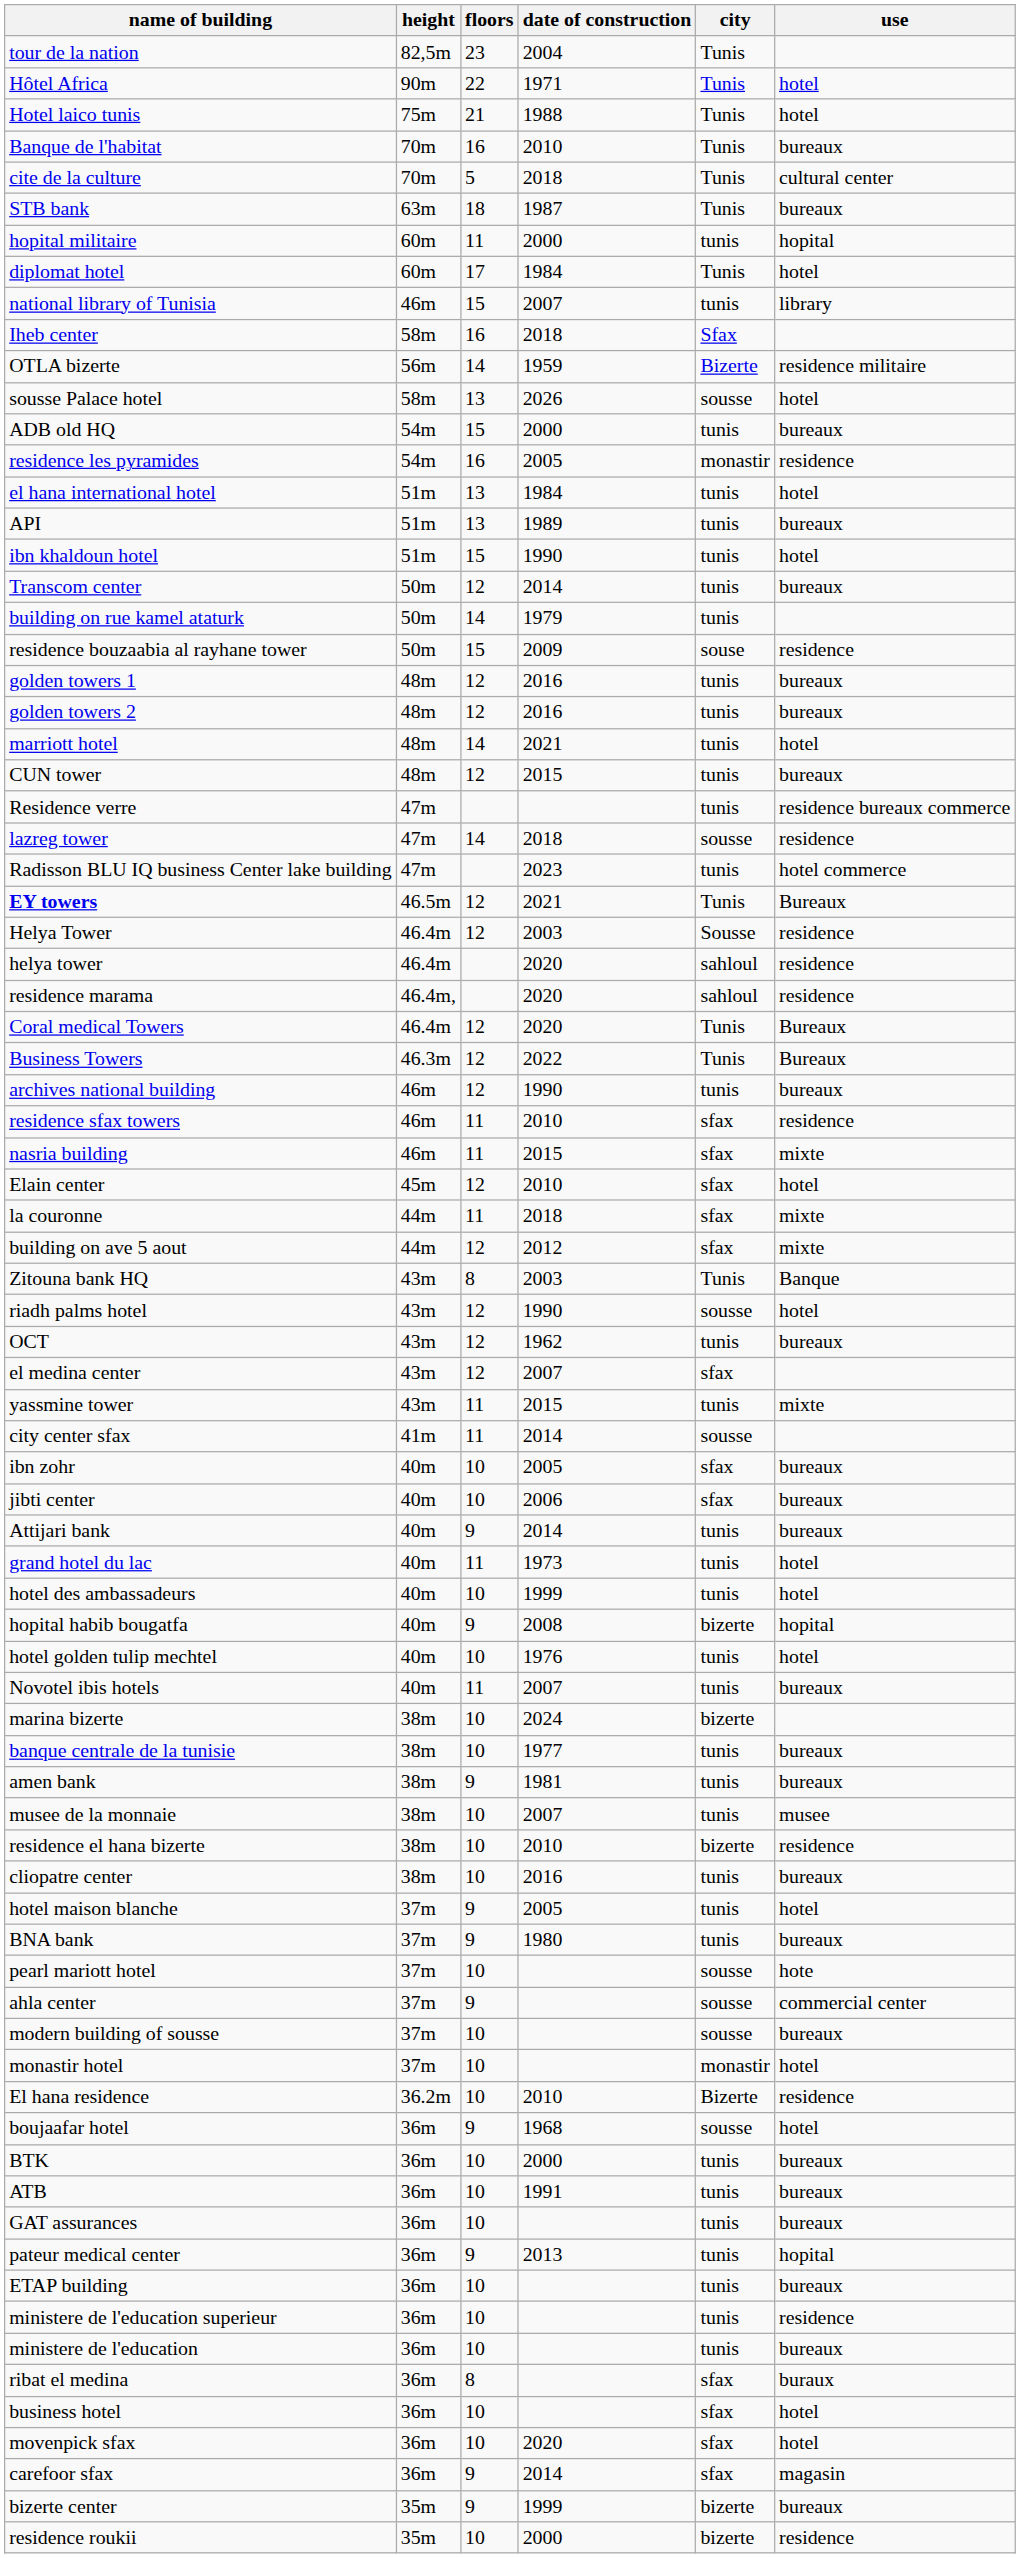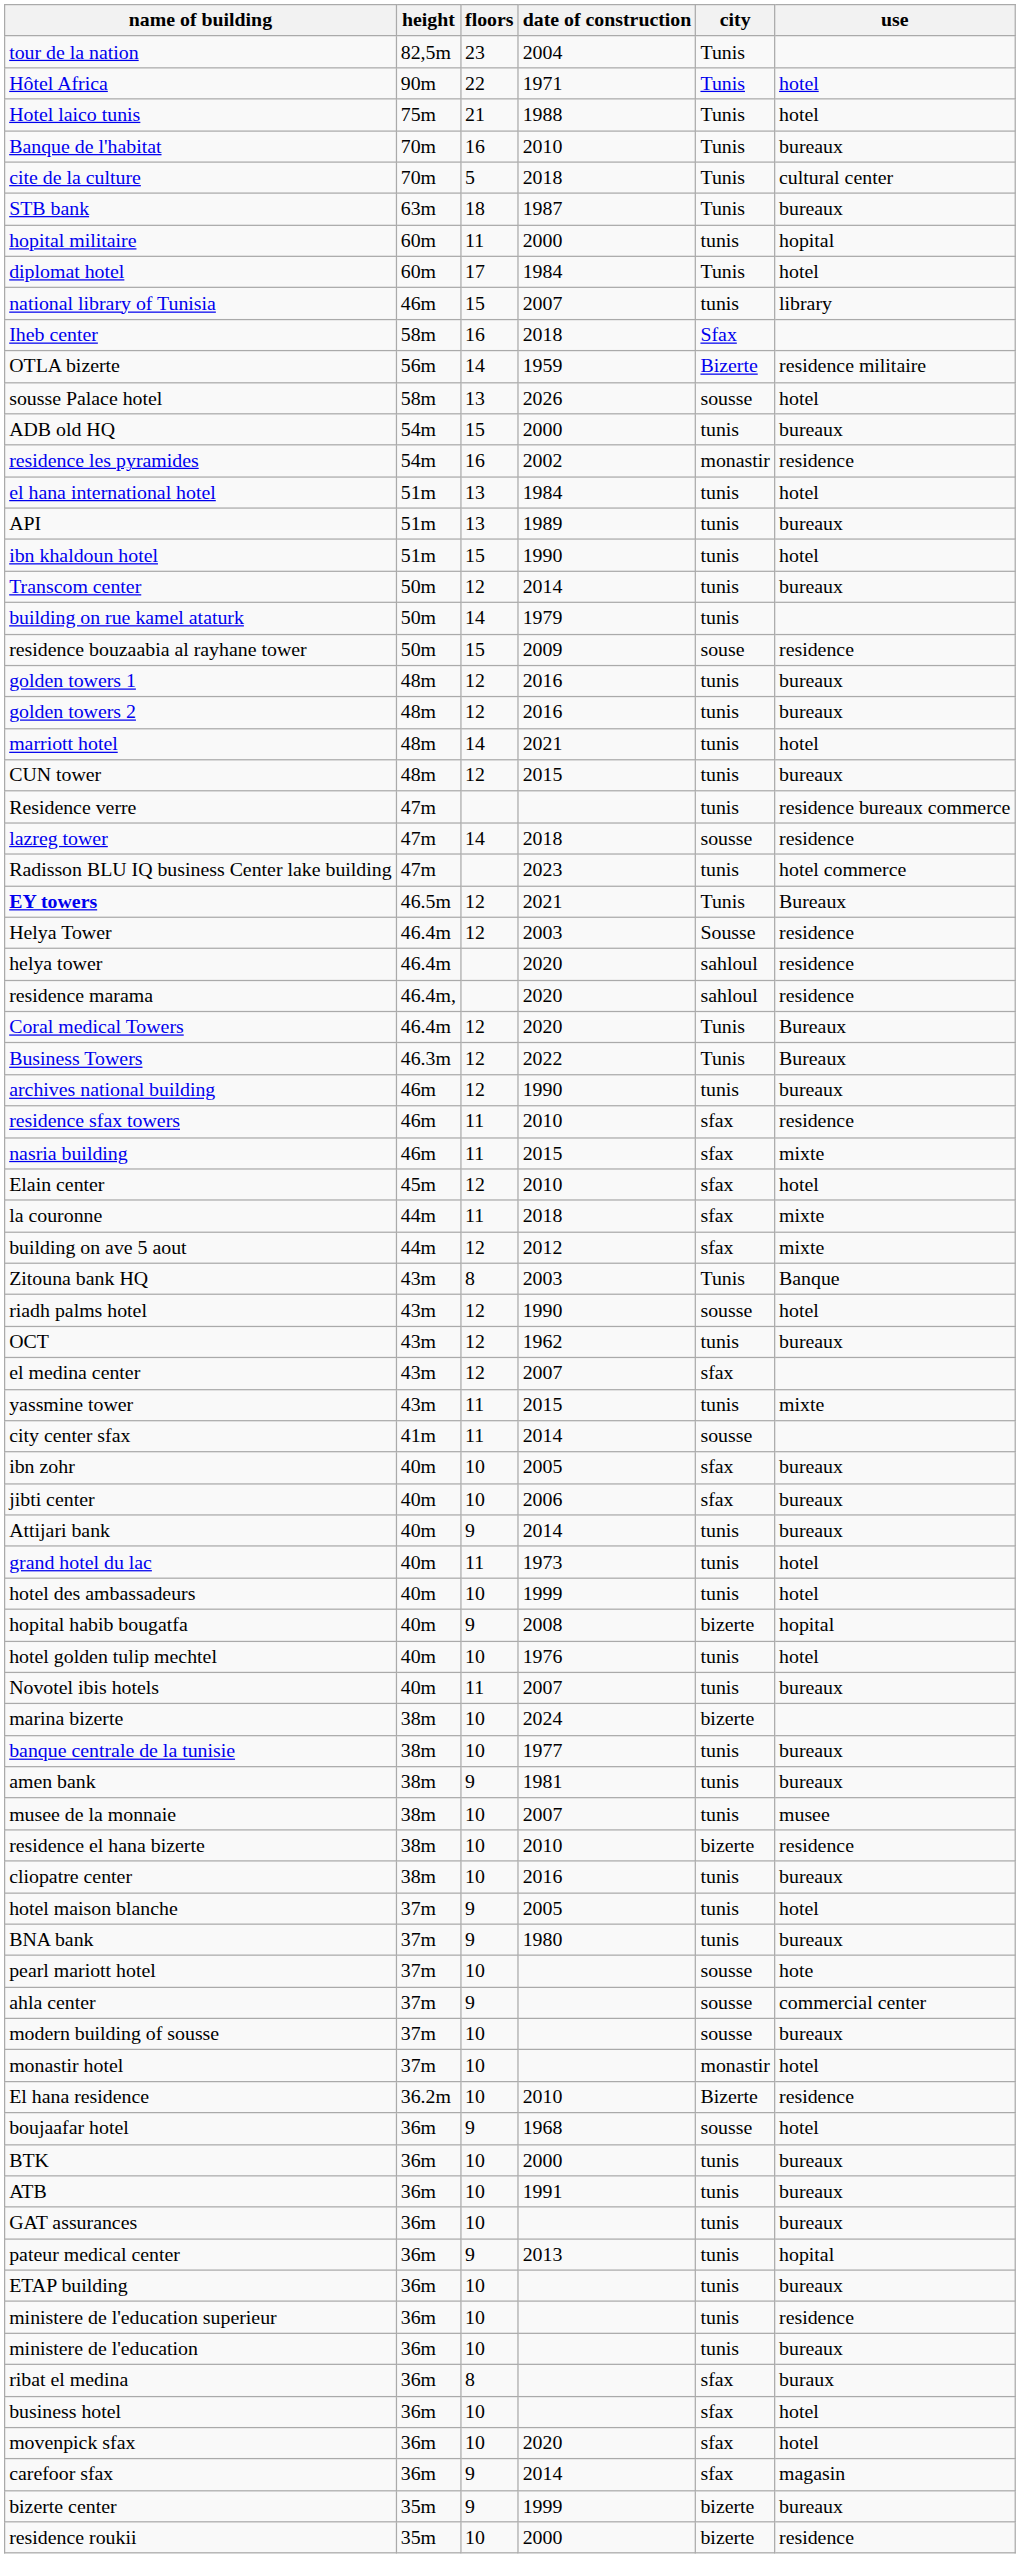(543, 460) 2005 -> (543, 460) 2002
